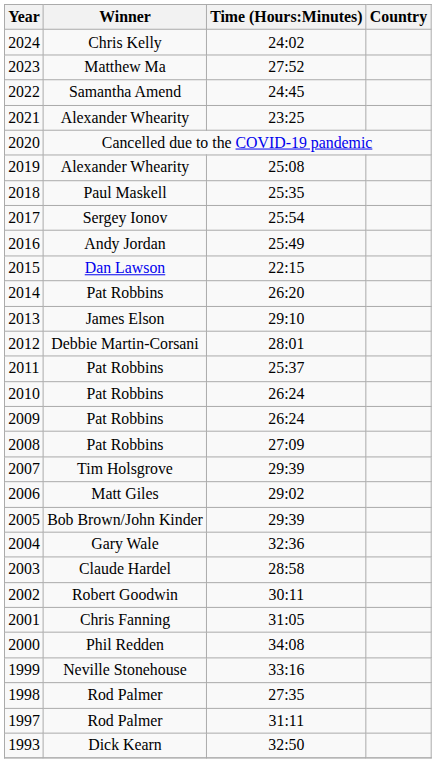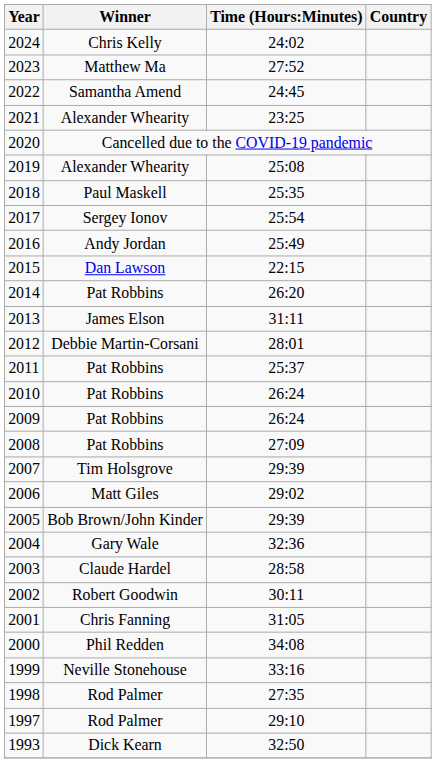(286, 318) 29:10 -> (286, 318) 31:11
(286, 720) 31:11 -> (286, 720) 29:10
